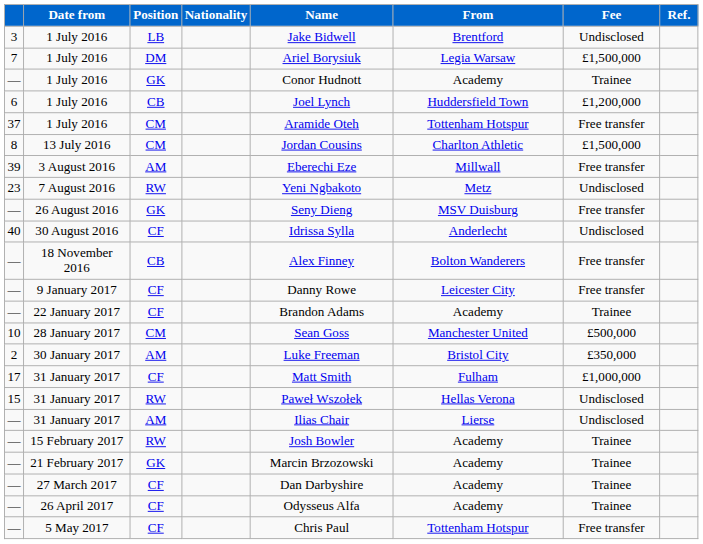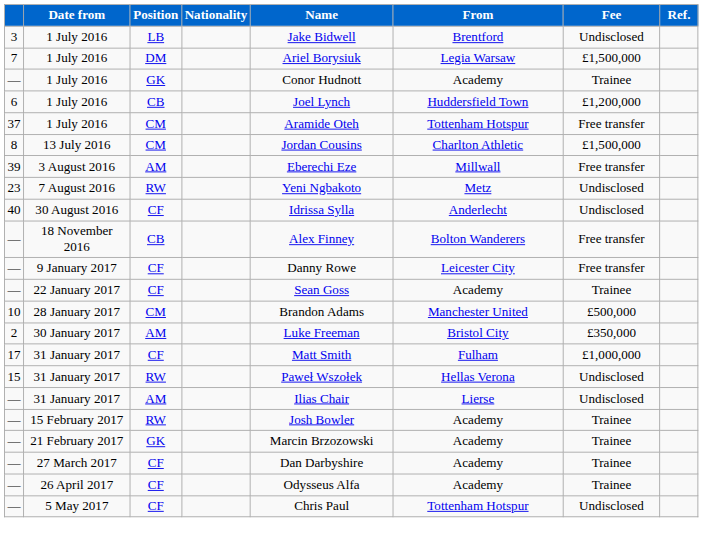- row: (14, 210)
(322, 312) Brandon Adams -> (322, 290) Sean Goss
(322, 333) Sean Goss -> (322, 312) Brandon Adams
(611, 528) Free transfer -> (611, 506) Undisclosed
